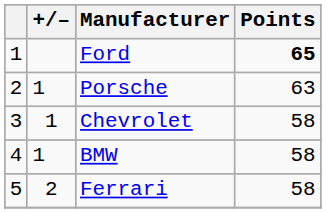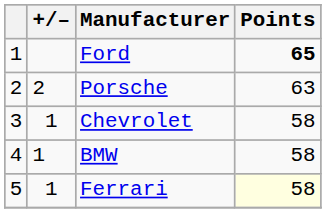(39, 89) 1 -> (39, 89) 2
(51, 191) 2 -> (51, 191) 1
(303, 191) no background -> (303, 191) lightyellow background
